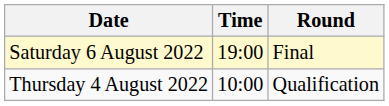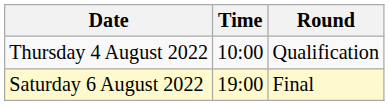rows swapped: (109, 84) <-> (106, 52)
